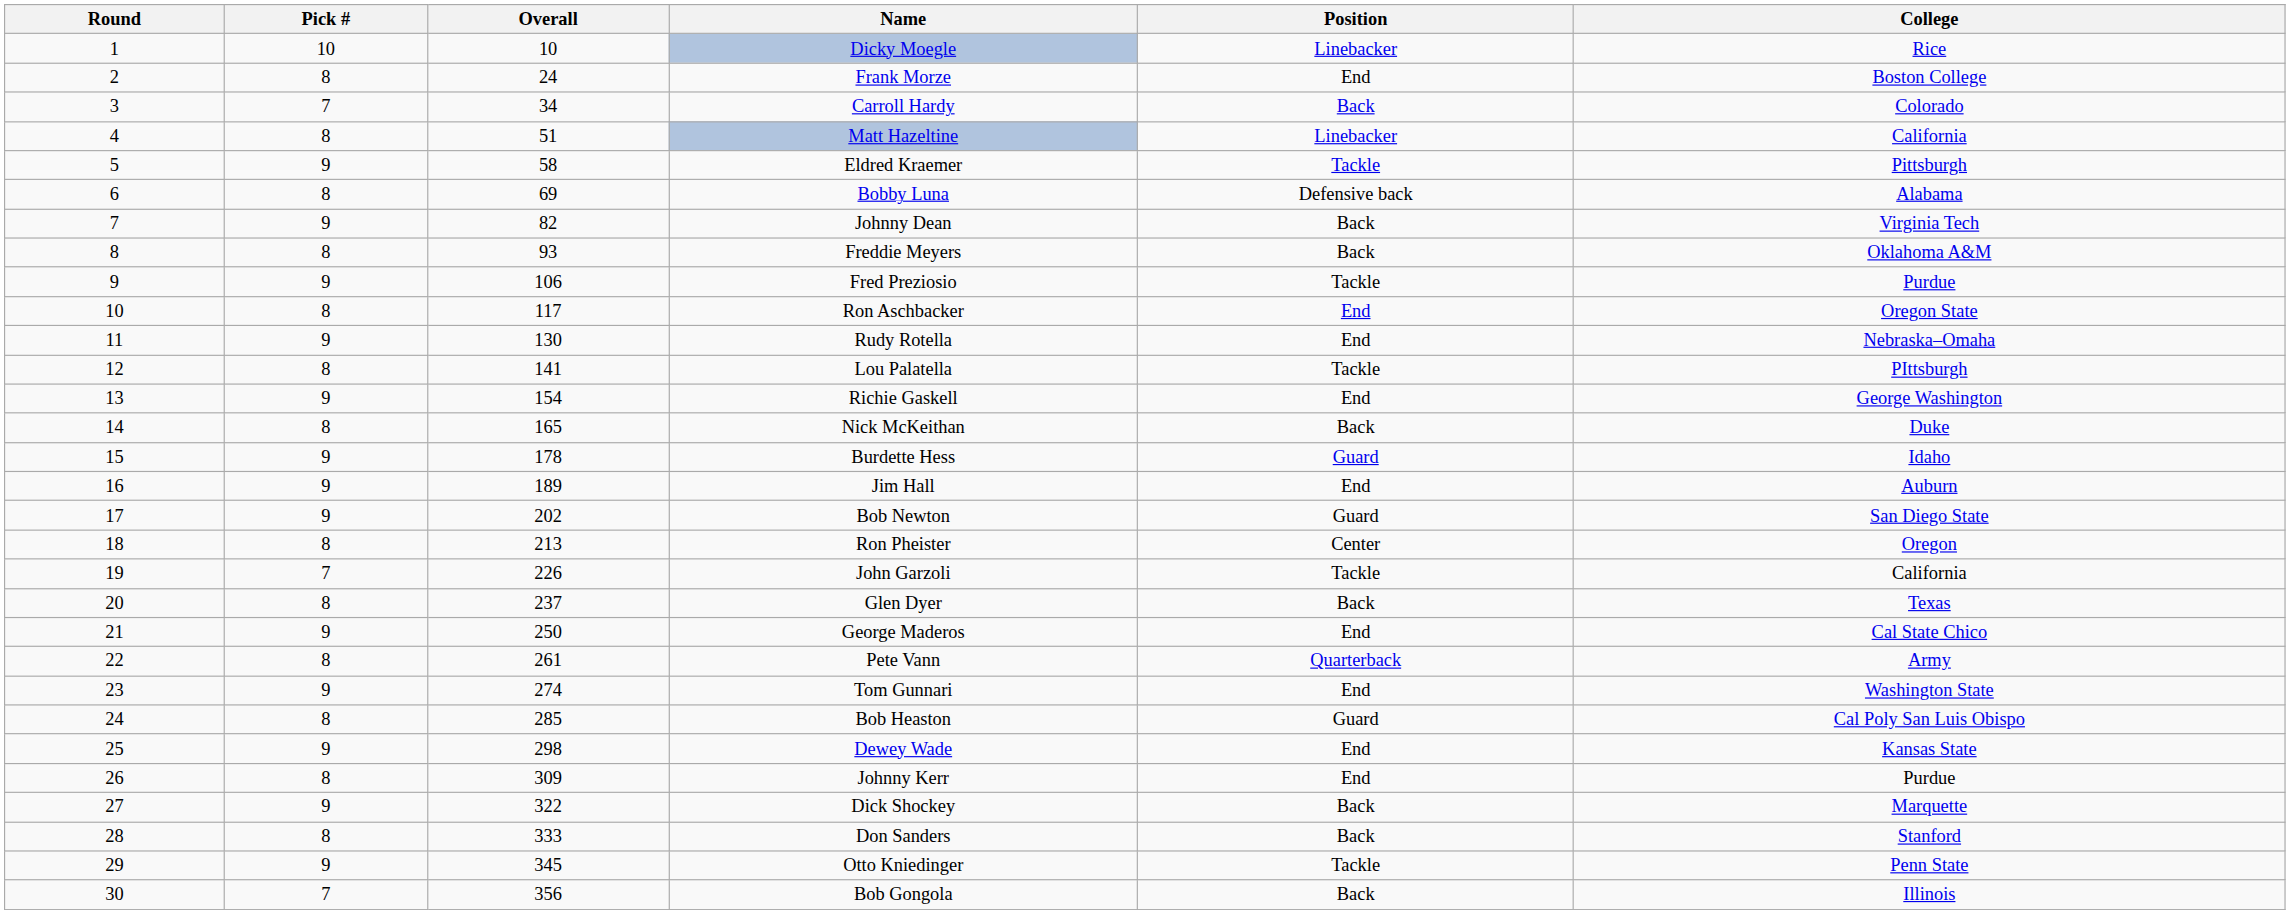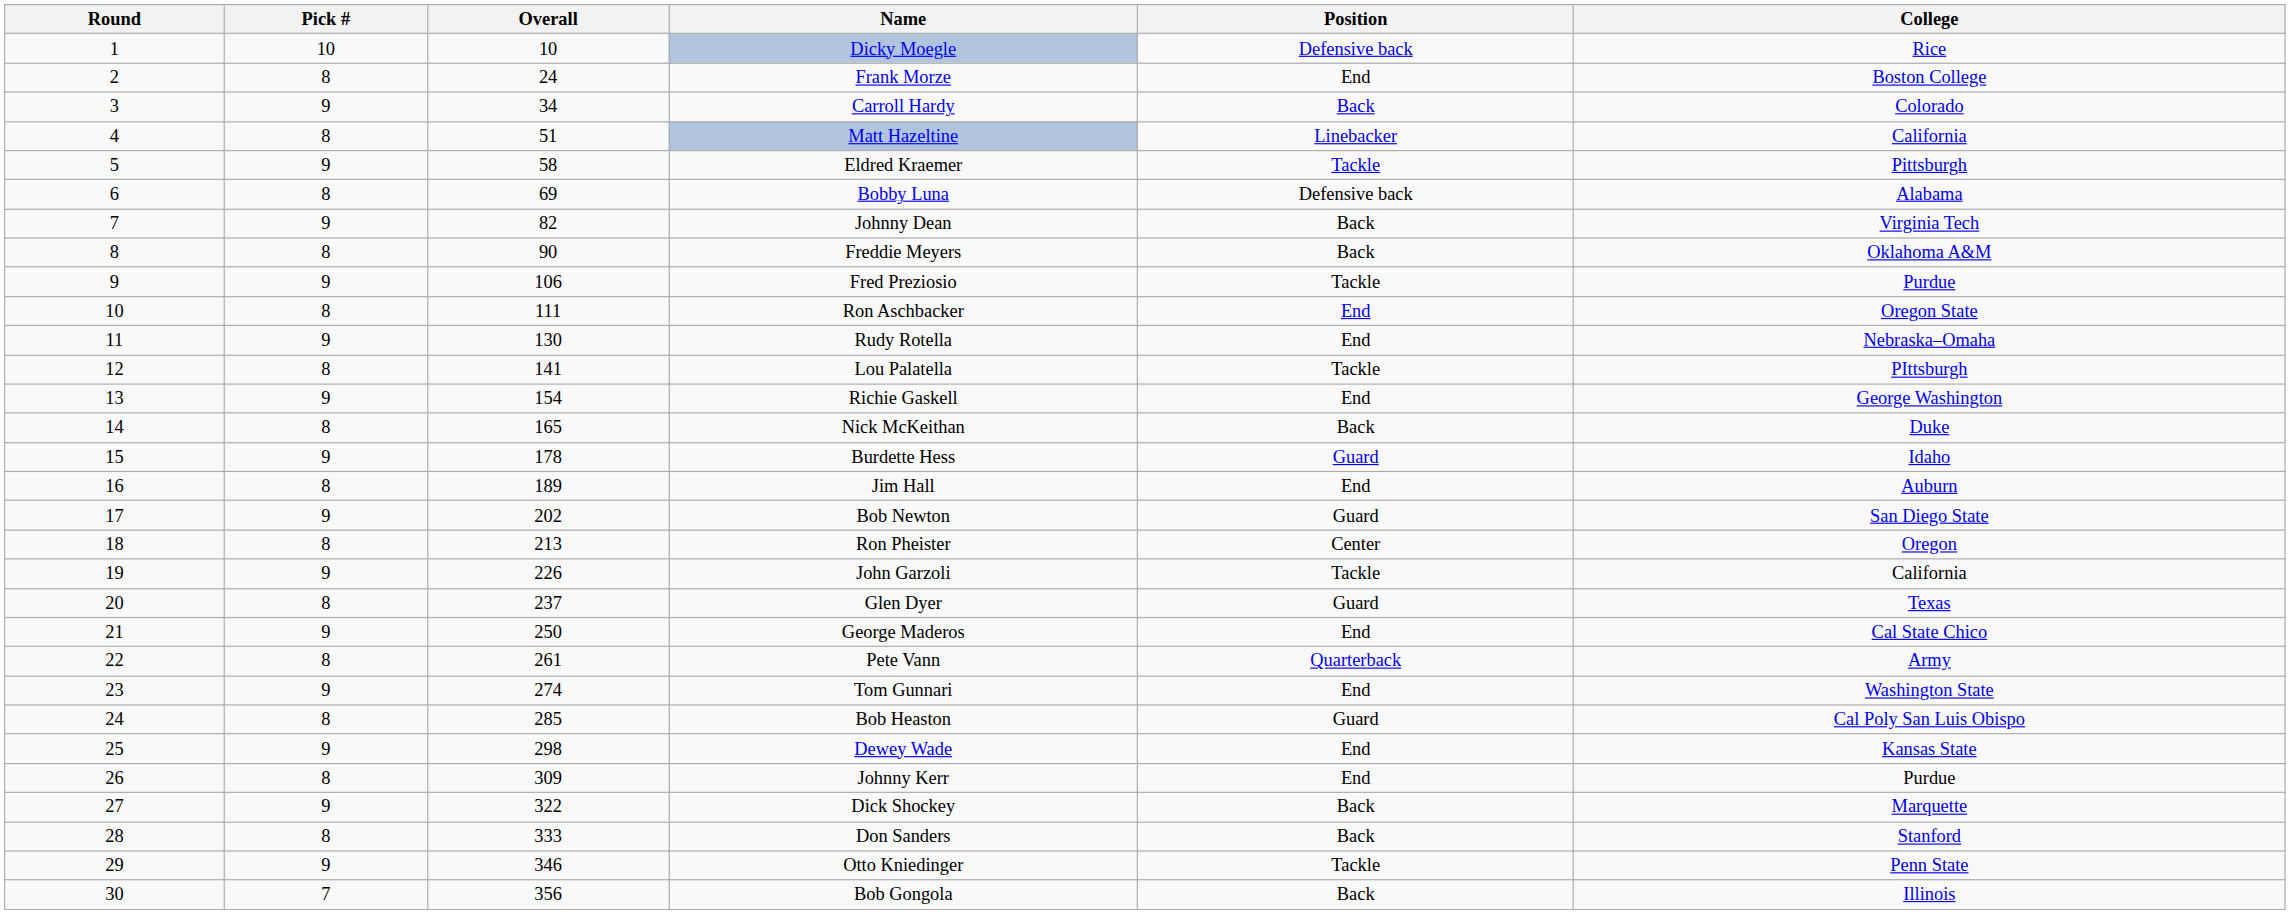(1356, 48) Linebacker -> (1356, 48) Defensive back
(326, 106) 7 -> (326, 106) 9
(548, 252) 93 -> (548, 252) 90
(548, 310) 117 -> (548, 310) 111
(326, 485) 9 -> (326, 485) 8
(326, 573) 7 -> (326, 573) 9
(1356, 602) Back -> (1356, 602) Guard
(548, 865) 345 -> (548, 865) 346
